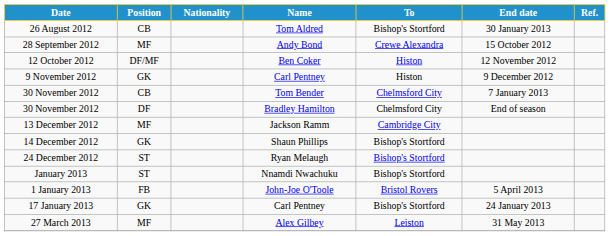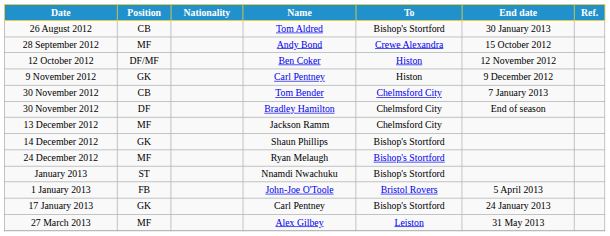(409, 126) Cambridge City -> (409, 126) Chelmsford City
(144, 158) ST -> (144, 158) MF
